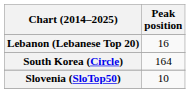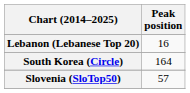(163, 79) 10 -> (163, 79) 57
